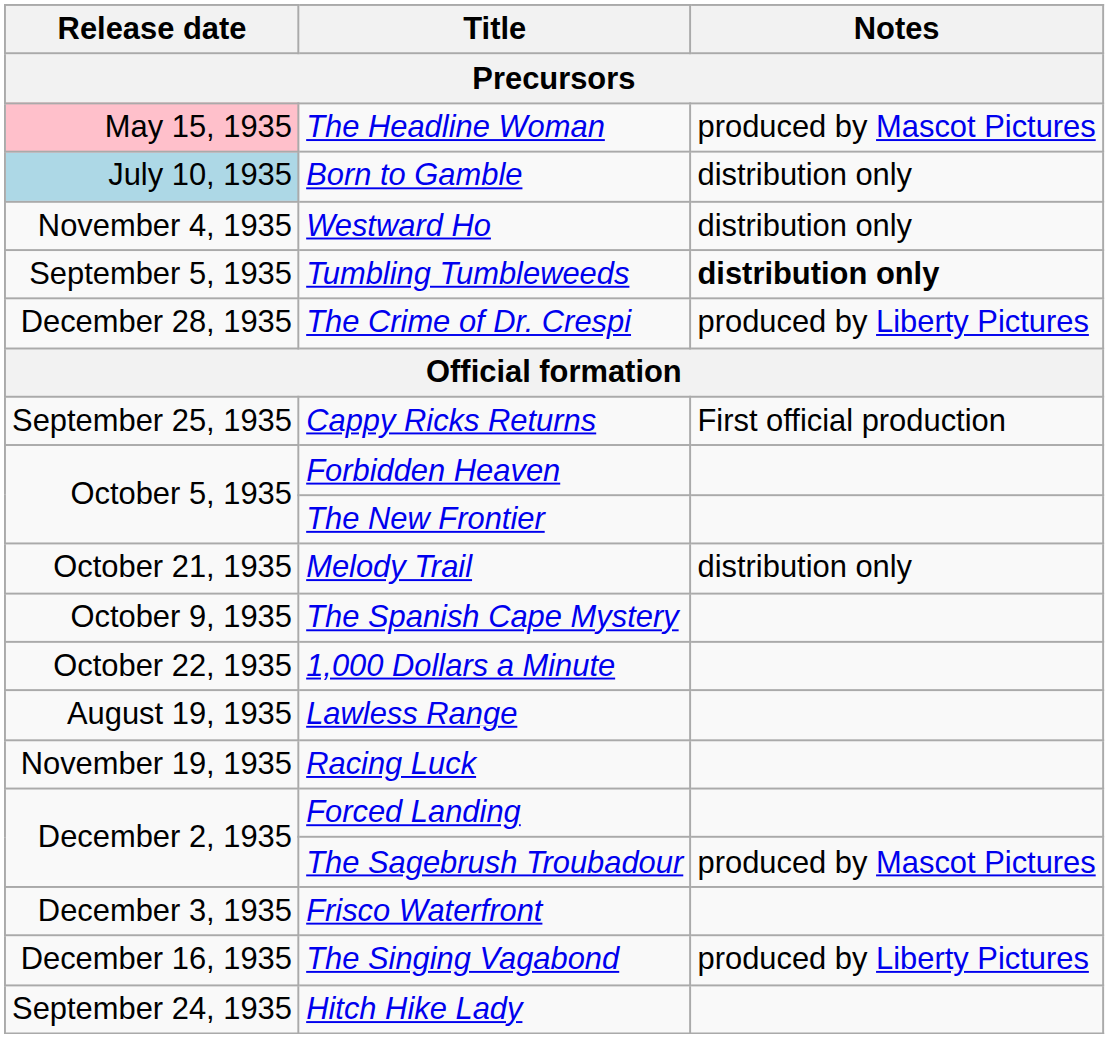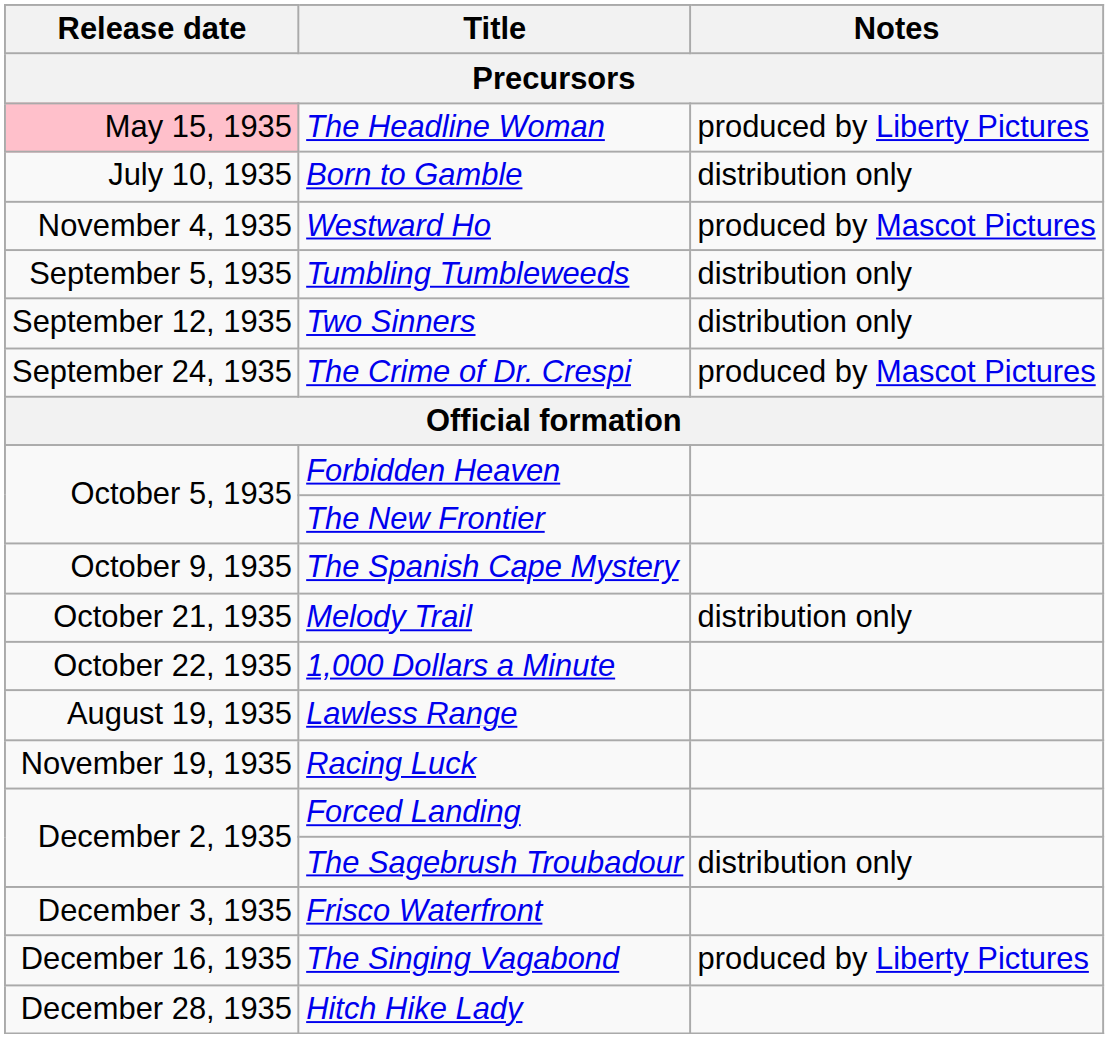(897, 126) produced by Mascot Pictures -> (893, 126) produced by Liberty Pictures
(200, 175) lightblue background -> (200, 175) no background
(805, 224) distribution only -> (897, 224) produced by Mascot Pictures
(818, 273) bold -> (805, 273) normal
+ row: (391, 322)
(156, 322) December 28, 1935 -> (152, 371) September 24, 1935
(893, 322) produced by Liberty Pictures -> (897, 371) produced by Mascot Pictures
- row: (451, 420)
rows swapped: (492, 616) <-> (389, 567)
(897, 861) produced by Mascot Pictures -> (805, 861) distribution only
(152, 1008) September 24, 1935 -> (156, 1008) December 28, 1935
